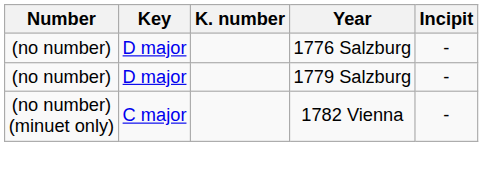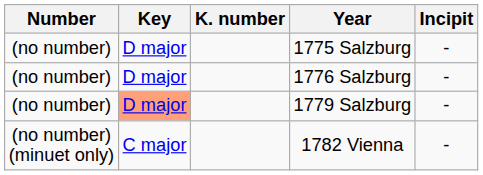+ row: (352, 47)
(155, 76) no background -> (155, 105) lightsalmon background
